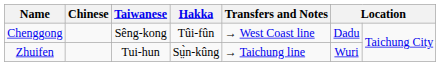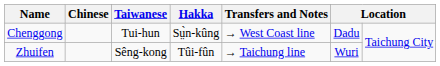(141, 33) Sêng-kong -> (141, 33) Tui-hun
(196, 33) Tûi-fûn -> (196, 33) Sṳ̀n-kûng
(141, 52) Tui-hun -> (141, 52) Sêng-kong
(196, 52) Sṳ̀n-kûng -> (196, 52) Tûi-fûn
